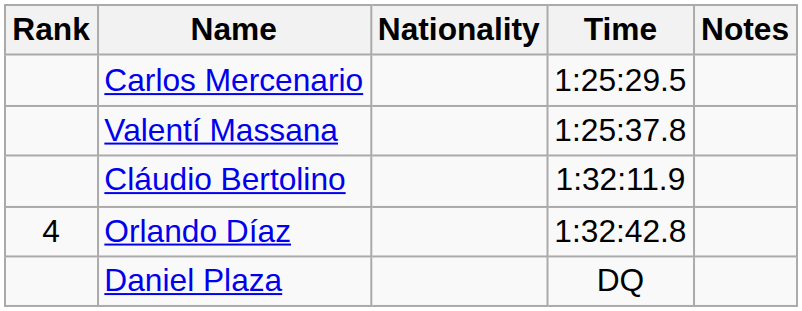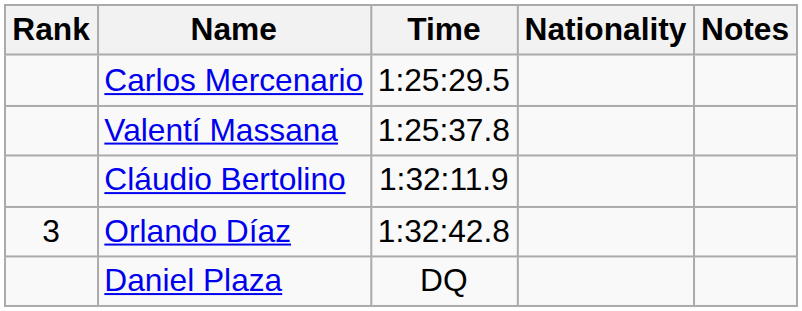columns swapped: (459, 29) <-> (620, 29)
(51, 230) 4 -> (51, 230) 3
